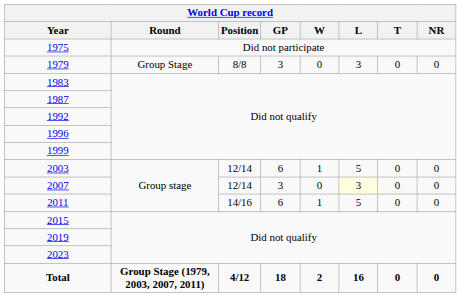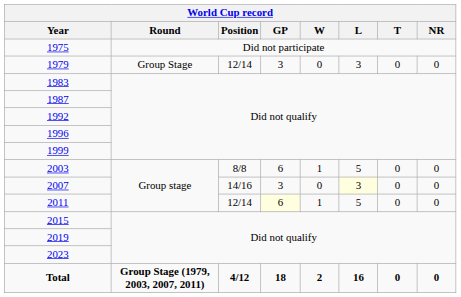(240, 64) 8/8 -> (240, 64) 12/14
(240, 168) 12/14 -> (240, 168) 8/8
(240, 185) 12/14 -> (240, 185) 14/16
(240, 202) 14/16 -> (240, 202) 12/14
(280, 202) no background -> (280, 202) lightyellow background
